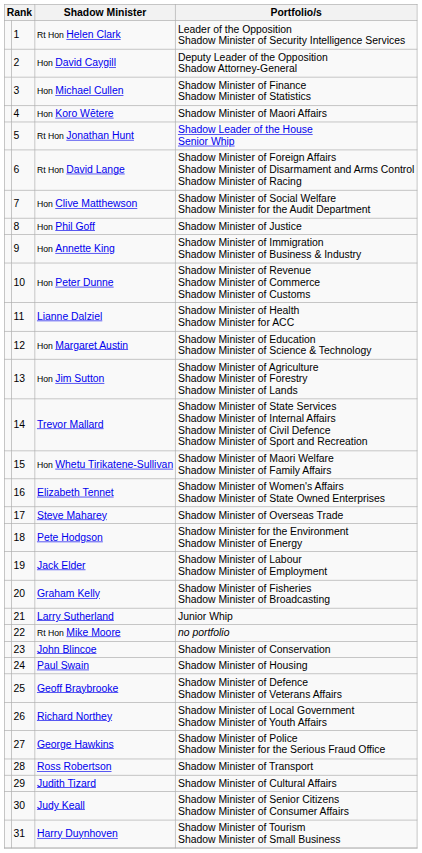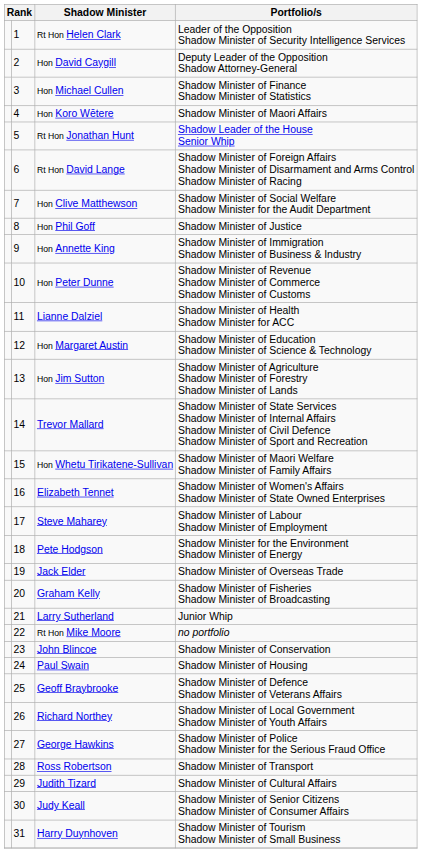(261, 515) Shadow Minister of Overseas Trade -> (253, 521) Shadow Minister of Labour Shadow Minister of Employment
(253, 565) Shadow Minister of Labour Shadow Minister of Employment -> (261, 571) Shadow Minister of Overseas Trade
